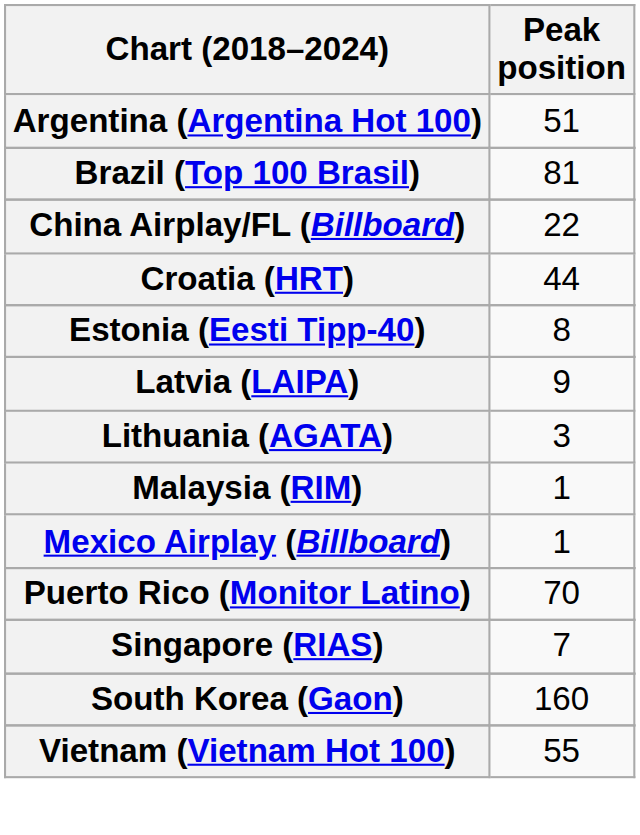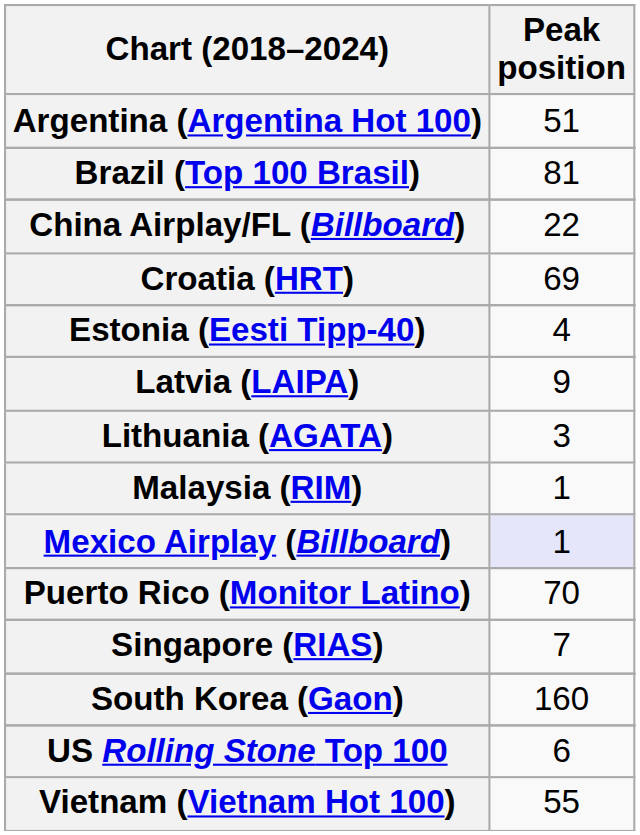(562, 278) 44 -> (562, 278) 69
(562, 330) 8 -> (562, 330) 4
(562, 540) no background -> (562, 540) lavender background
+ row: (247, 750)
